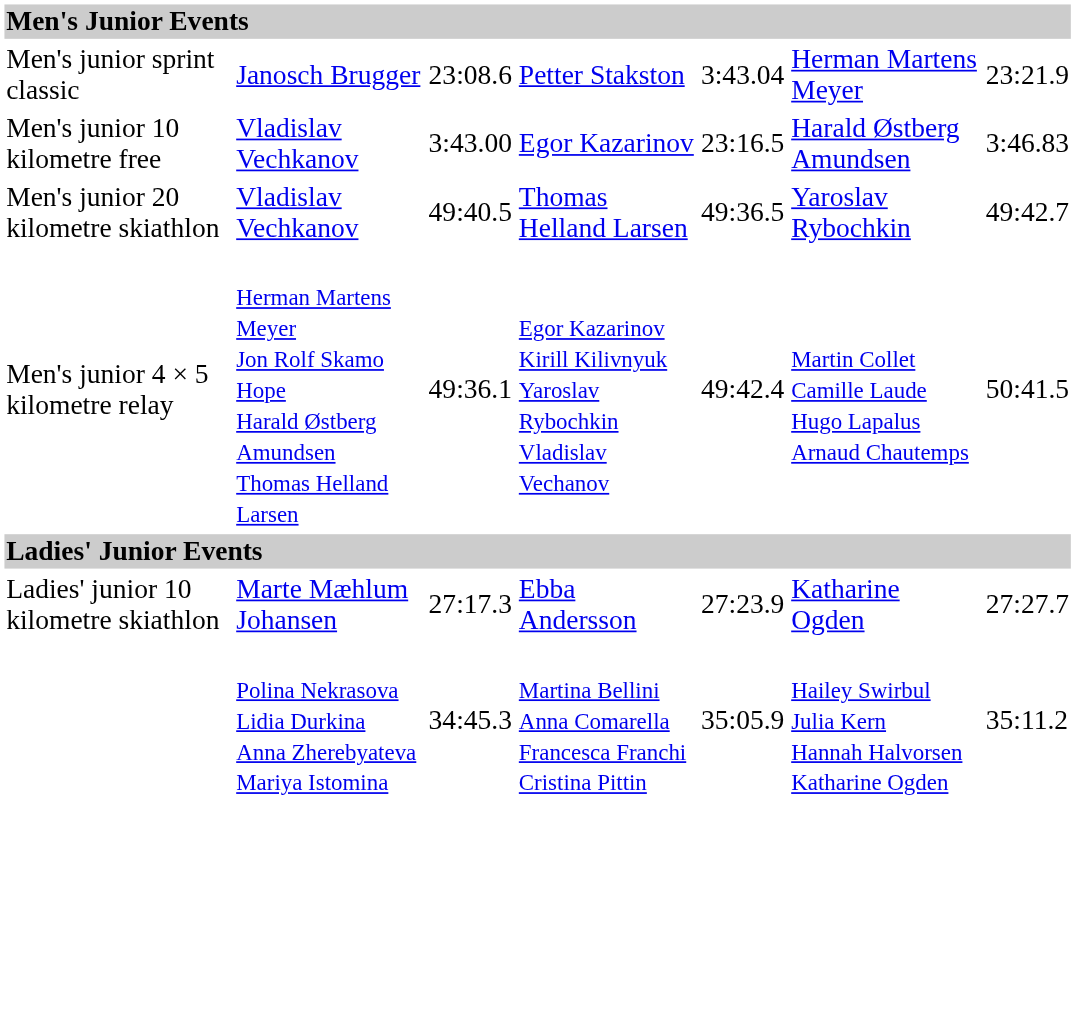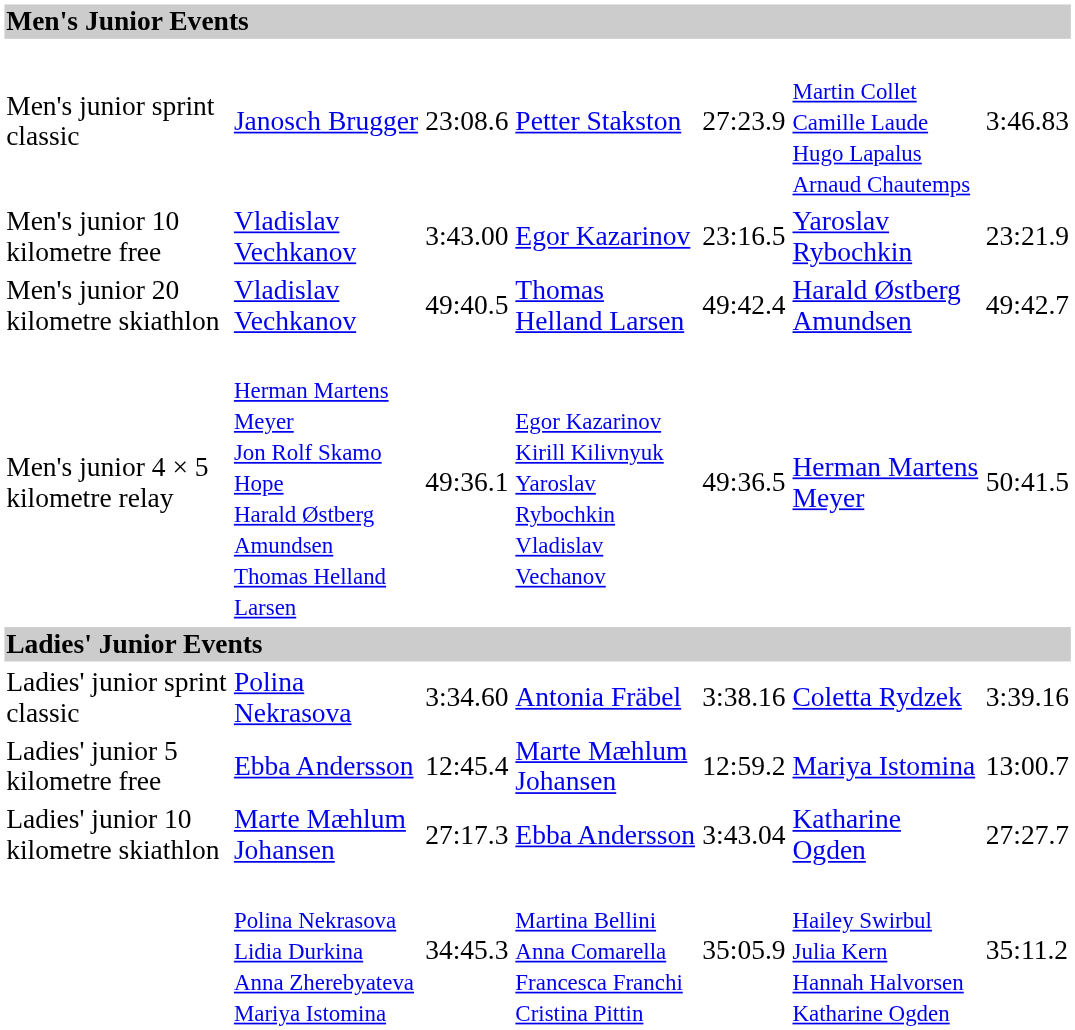(743, 74) 3:43.04 -> (744, 121) 27:23.9
(884, 74) Herman Martens Meyer -> (881, 138) Martin Collet Camille Laude Hugo Lapalus Arnaud Chautemps
(1027, 74) 23:21.9 -> (1027, 121) 3:46.83
(875, 143) Harald Østberg Amundsen -> (852, 236) Yaroslav Rybochkin
(1027, 143) 3:46.83 -> (1027, 236) 23:21.9
(743, 212) 49:36.5 -> (744, 305) 49:42.4
(851, 212) Yaroslav Rybochkin -> (877, 305) Harald Østberg Amundsen
(743, 389) 49:42.4 -> (744, 482) 49:36.5
(880, 406) Martin Collet Camille Laude Hugo Lapalus Arnaud Chautemps -> (885, 482) Herman Martens Meyer
+ row: (116, 697)
+ row: (92, 766)
(743, 604) 27:23.9 -> (744, 834) 3:43.04
